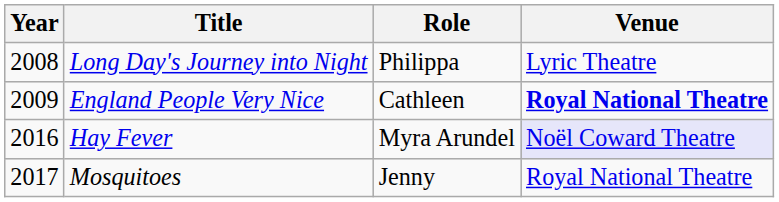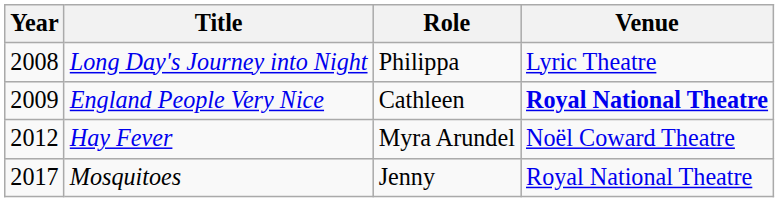(34, 138) 2016 -> (34, 138) 2012
(630, 138) lavender background -> (630, 138) no background
